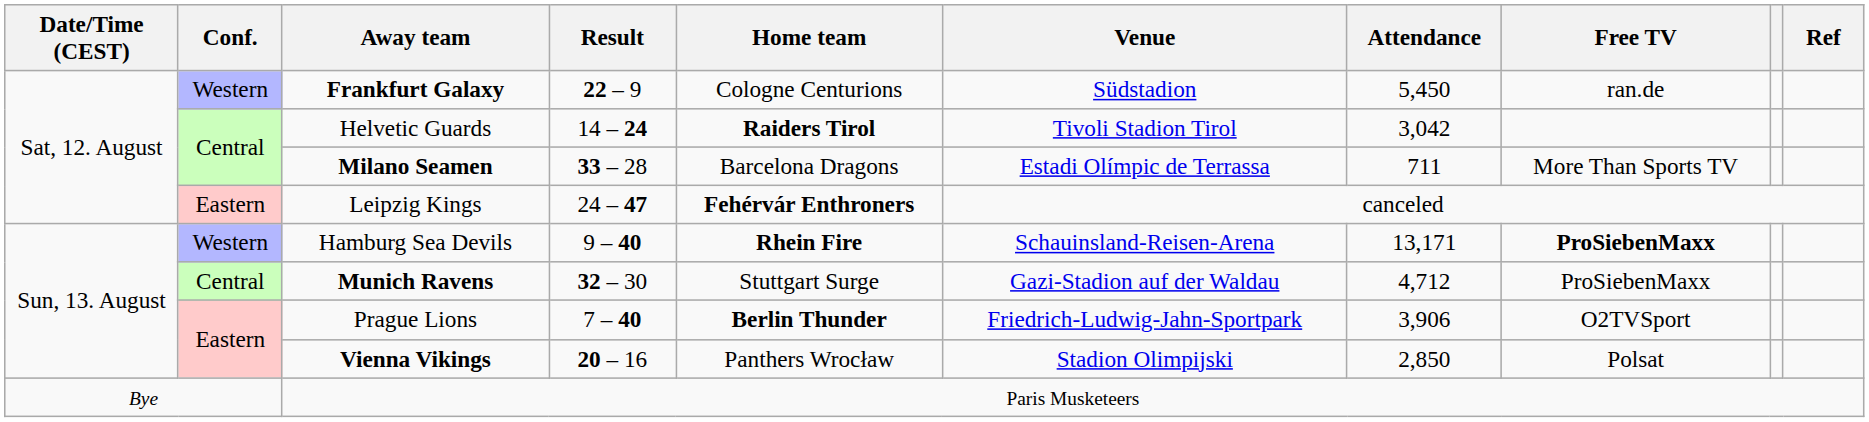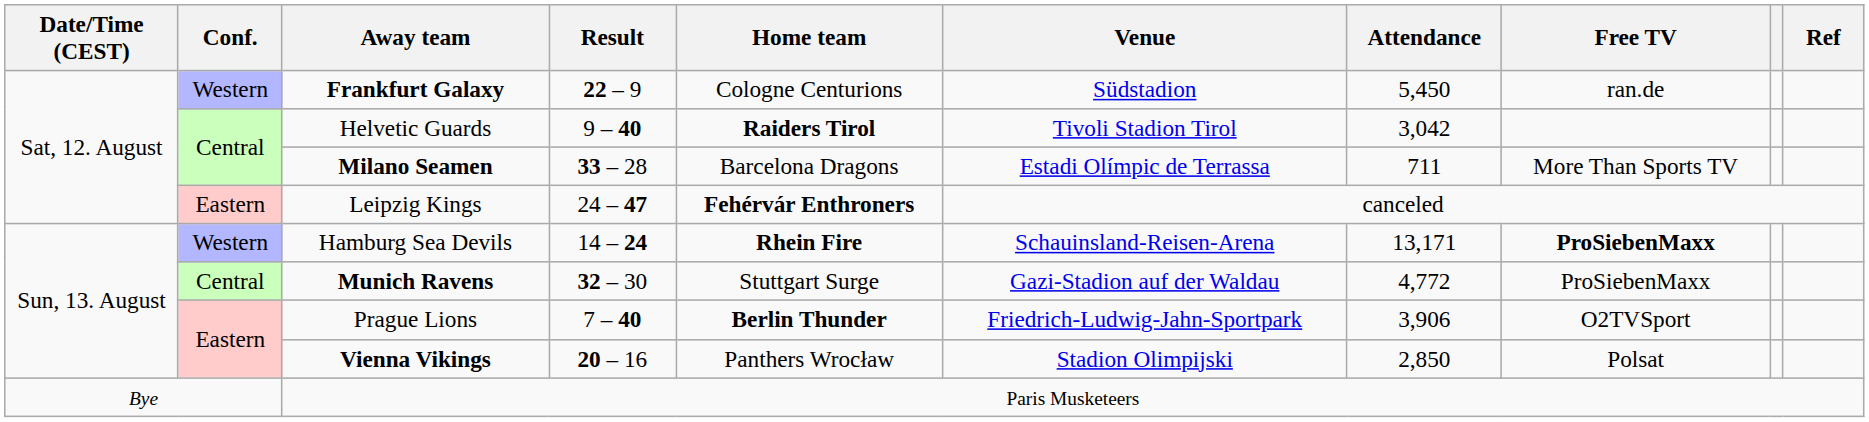(612, 128) 14 – 24 -> (612, 128) 9 – 40
(612, 243) 9 – 40 -> (612, 243) 14 – 24
(1424, 281) 4,712 -> (1424, 281) 4,772
